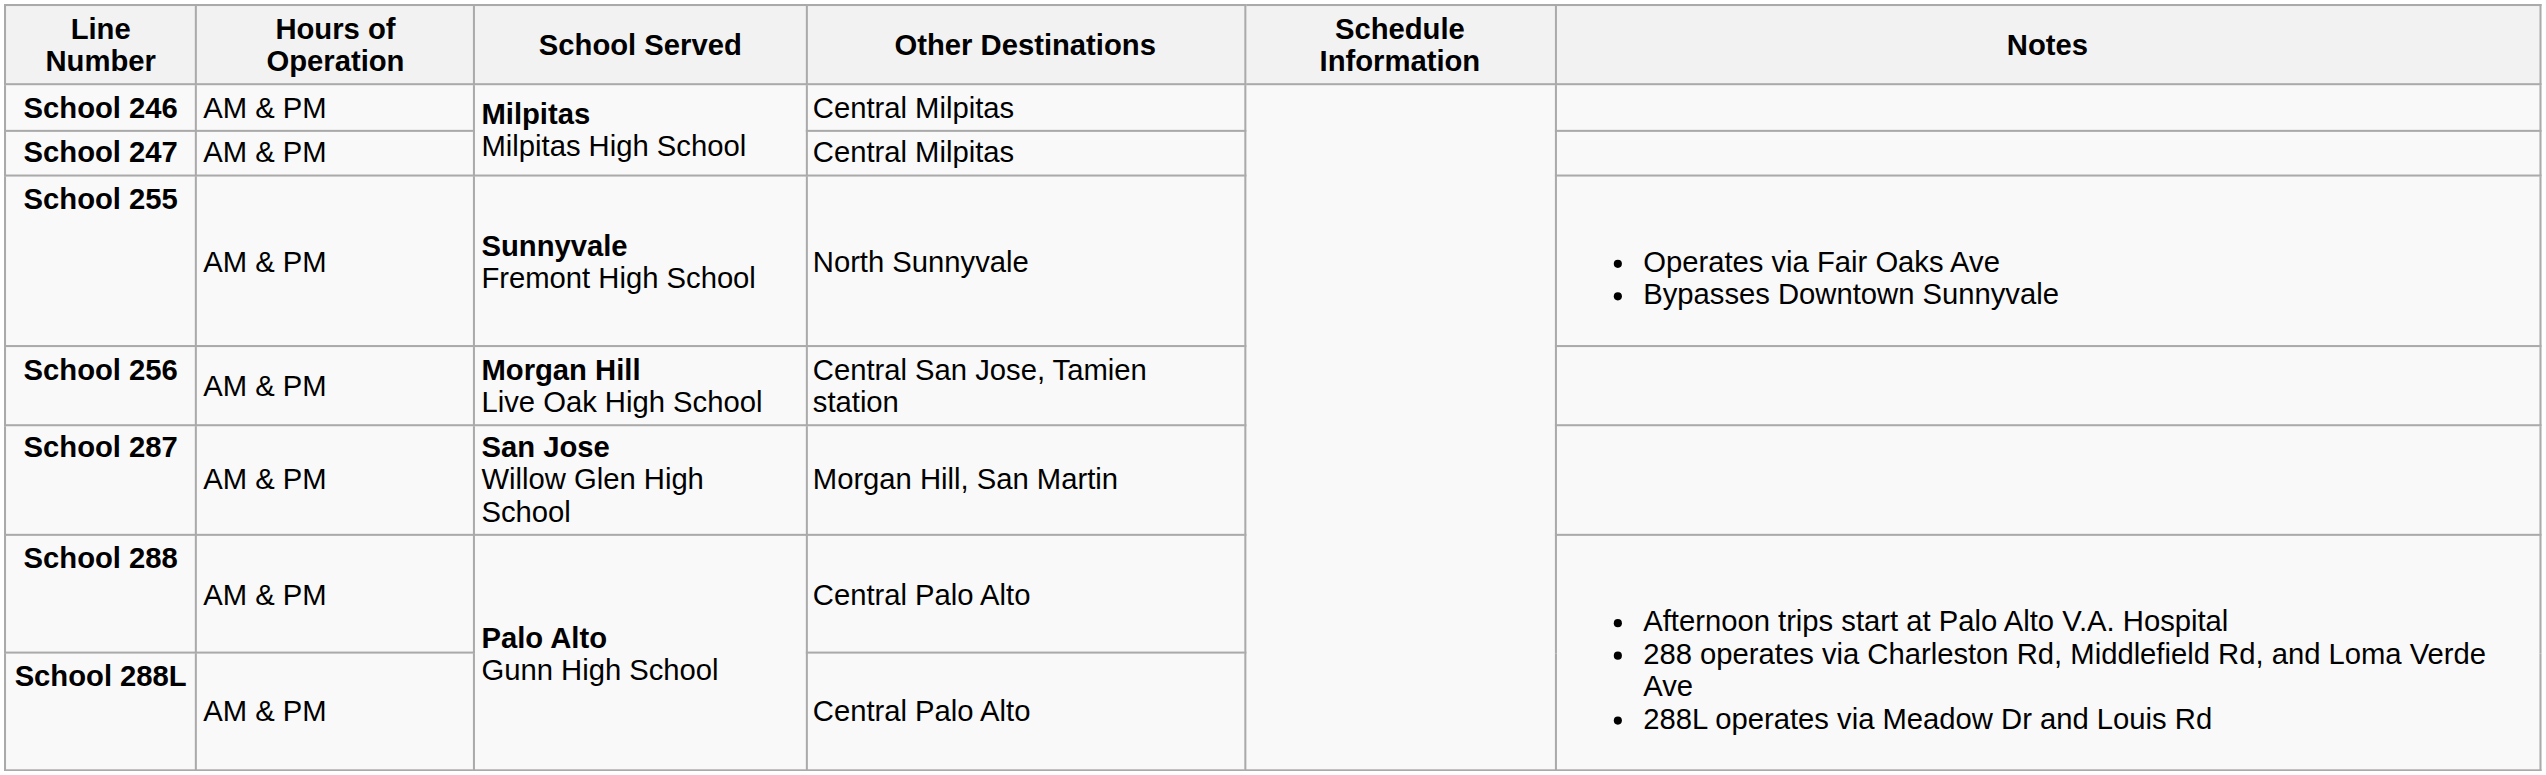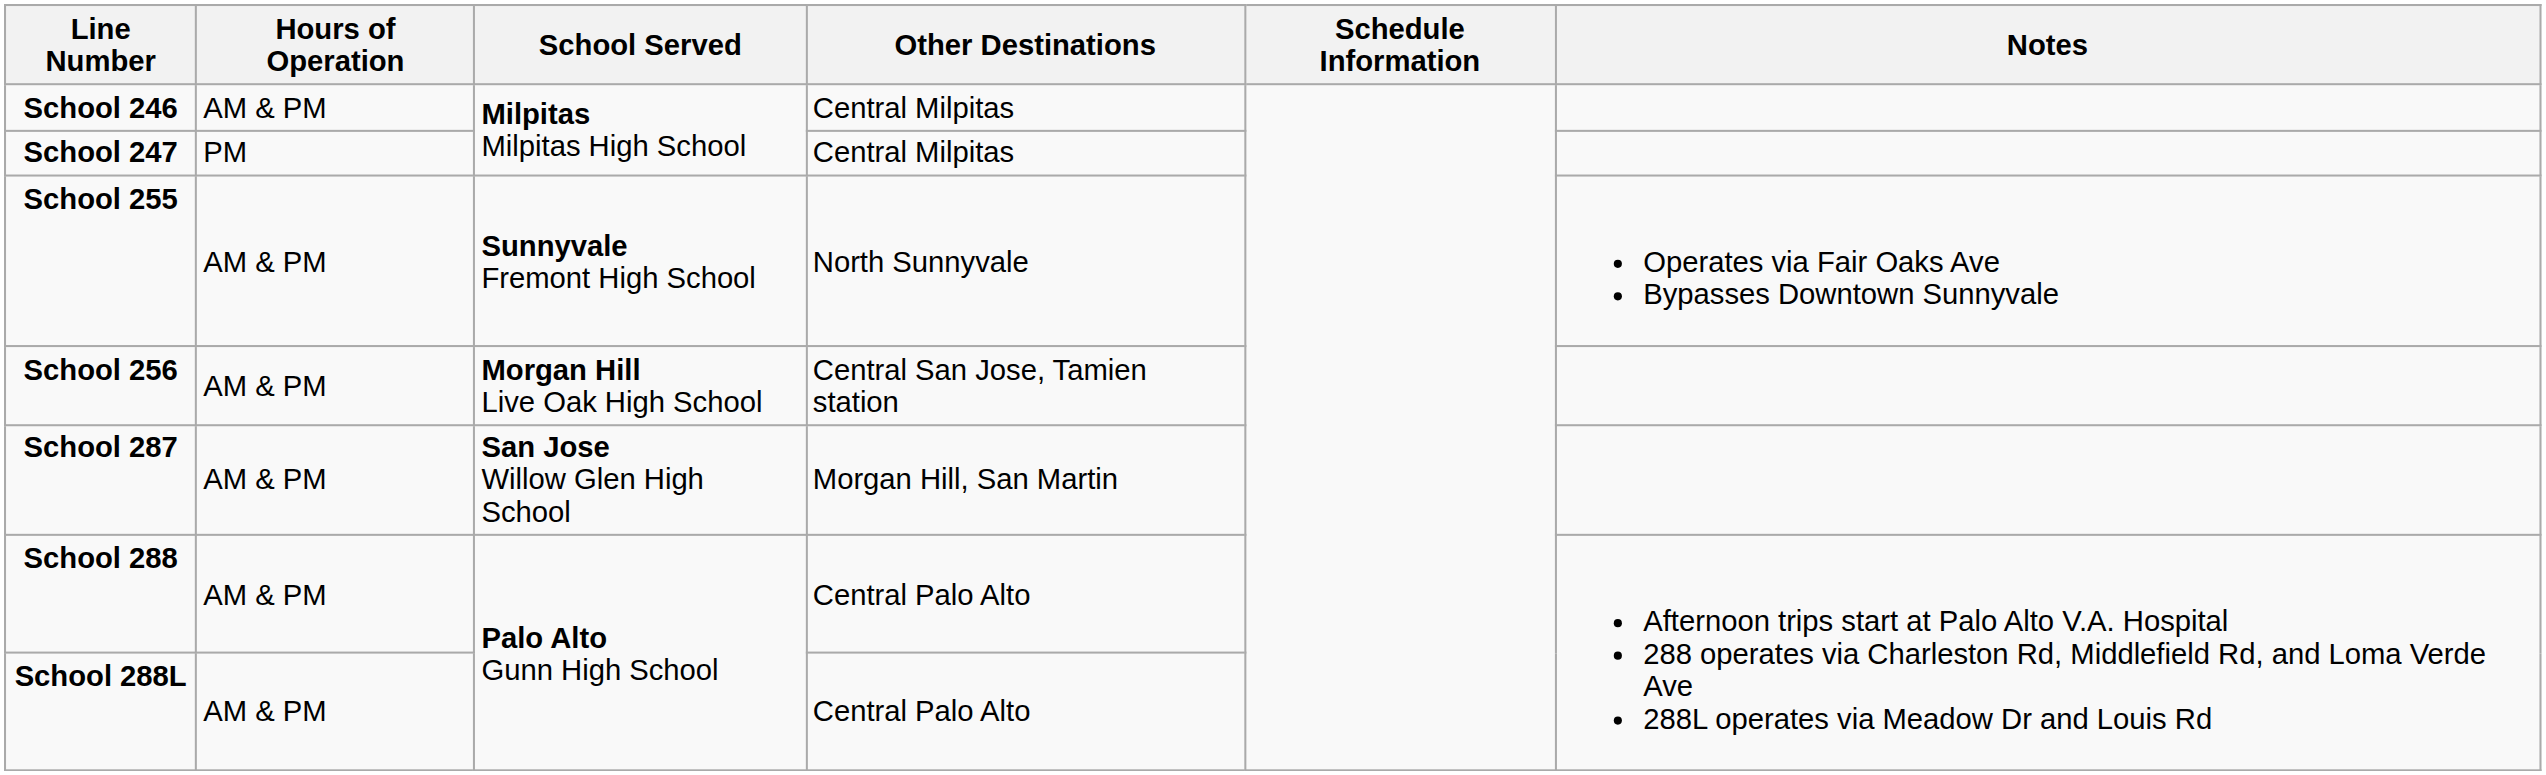(265, 153) AM & PM -> (225, 153) PM
